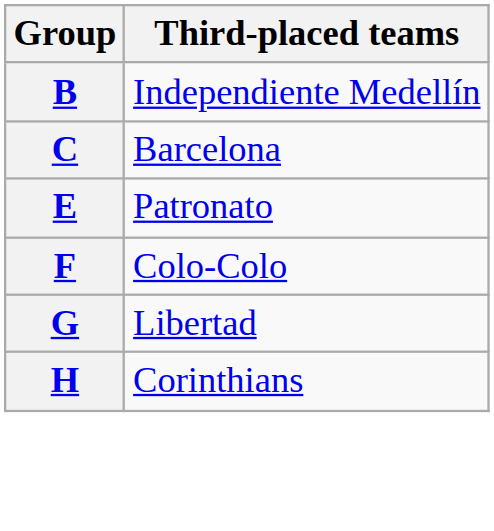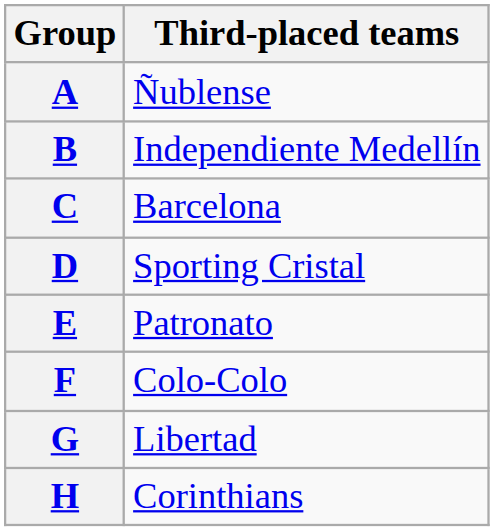+ row: (65, 91)
+ row: (65, 264)
